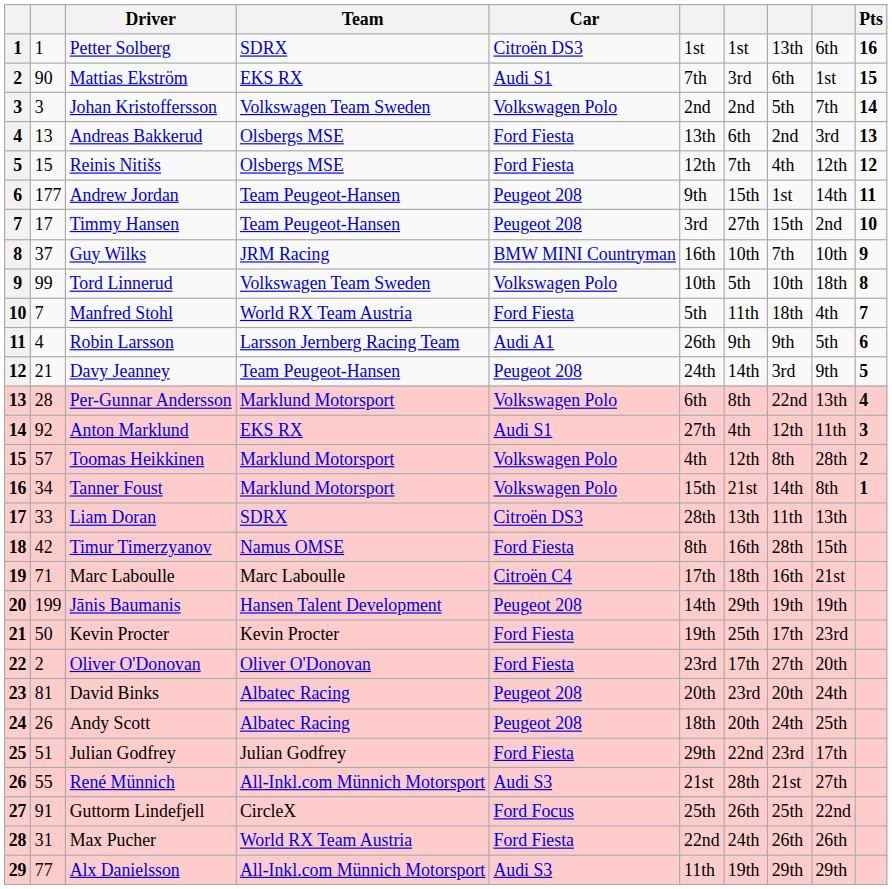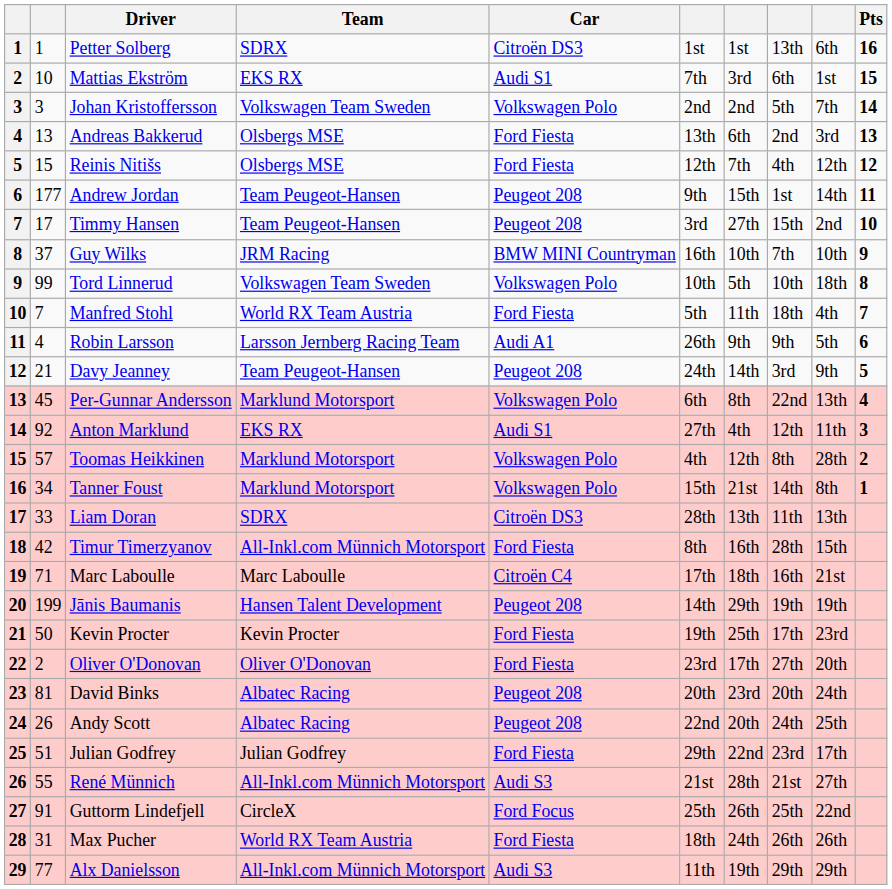(44, 77) 90 -> (44, 77) 10
(44, 400) 28 -> (44, 400) 45
(292, 547) Namus OMSE -> (363, 547) All-Inkl.com Münnich Motorsport
(700, 723) 18th -> (702, 723) 22nd
(702, 840) 22nd -> (700, 840) 18th
